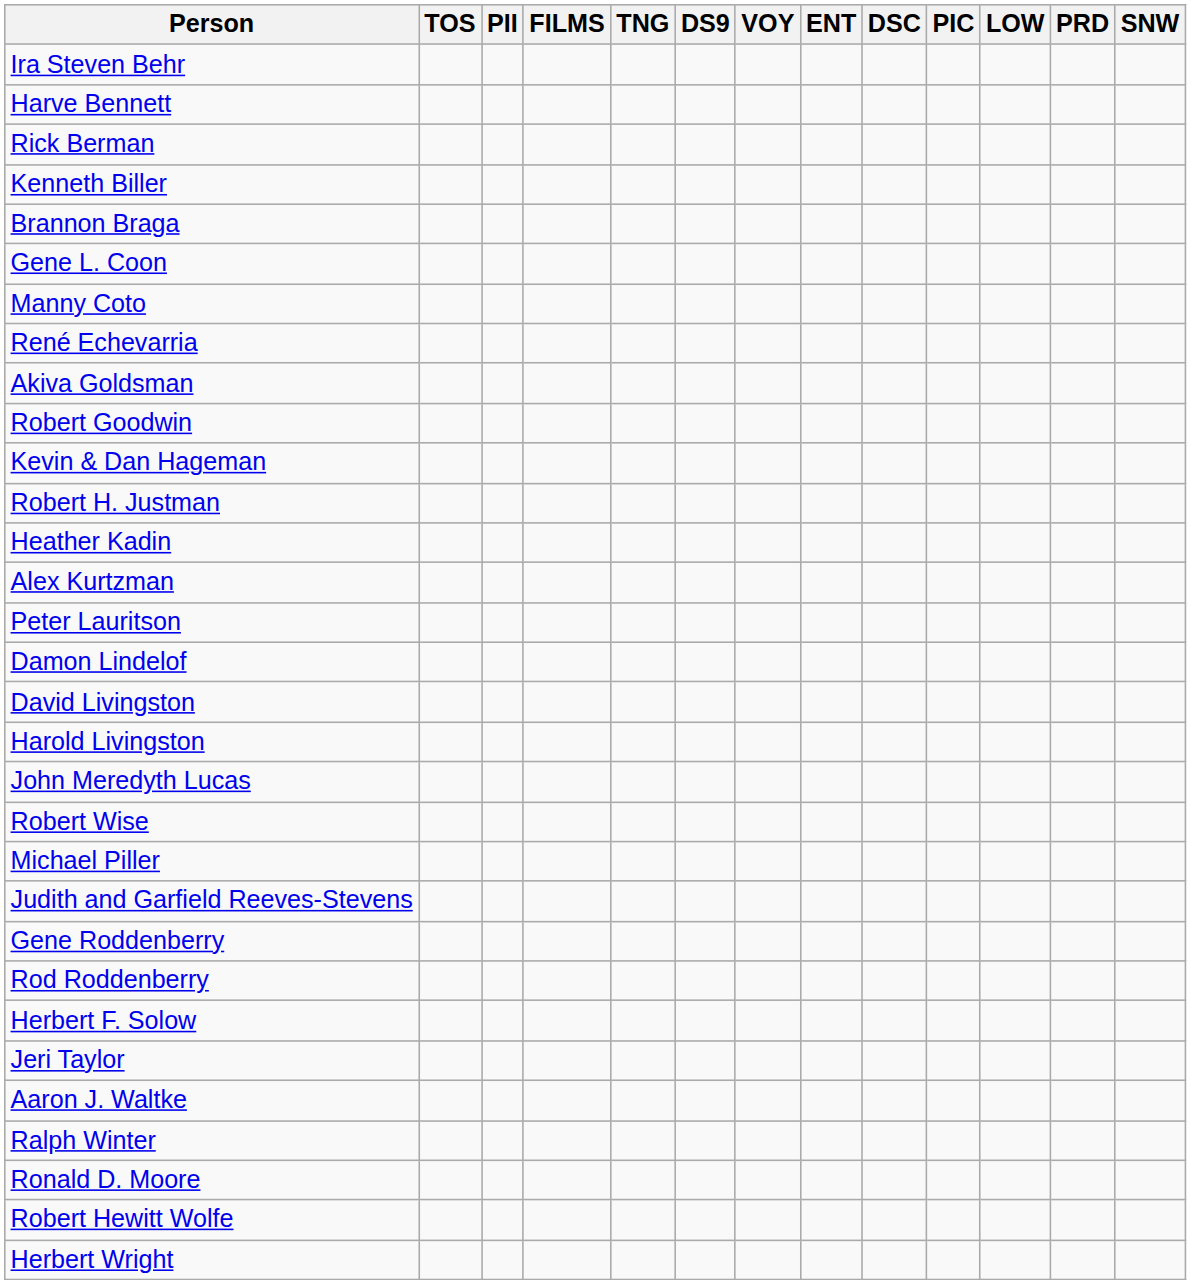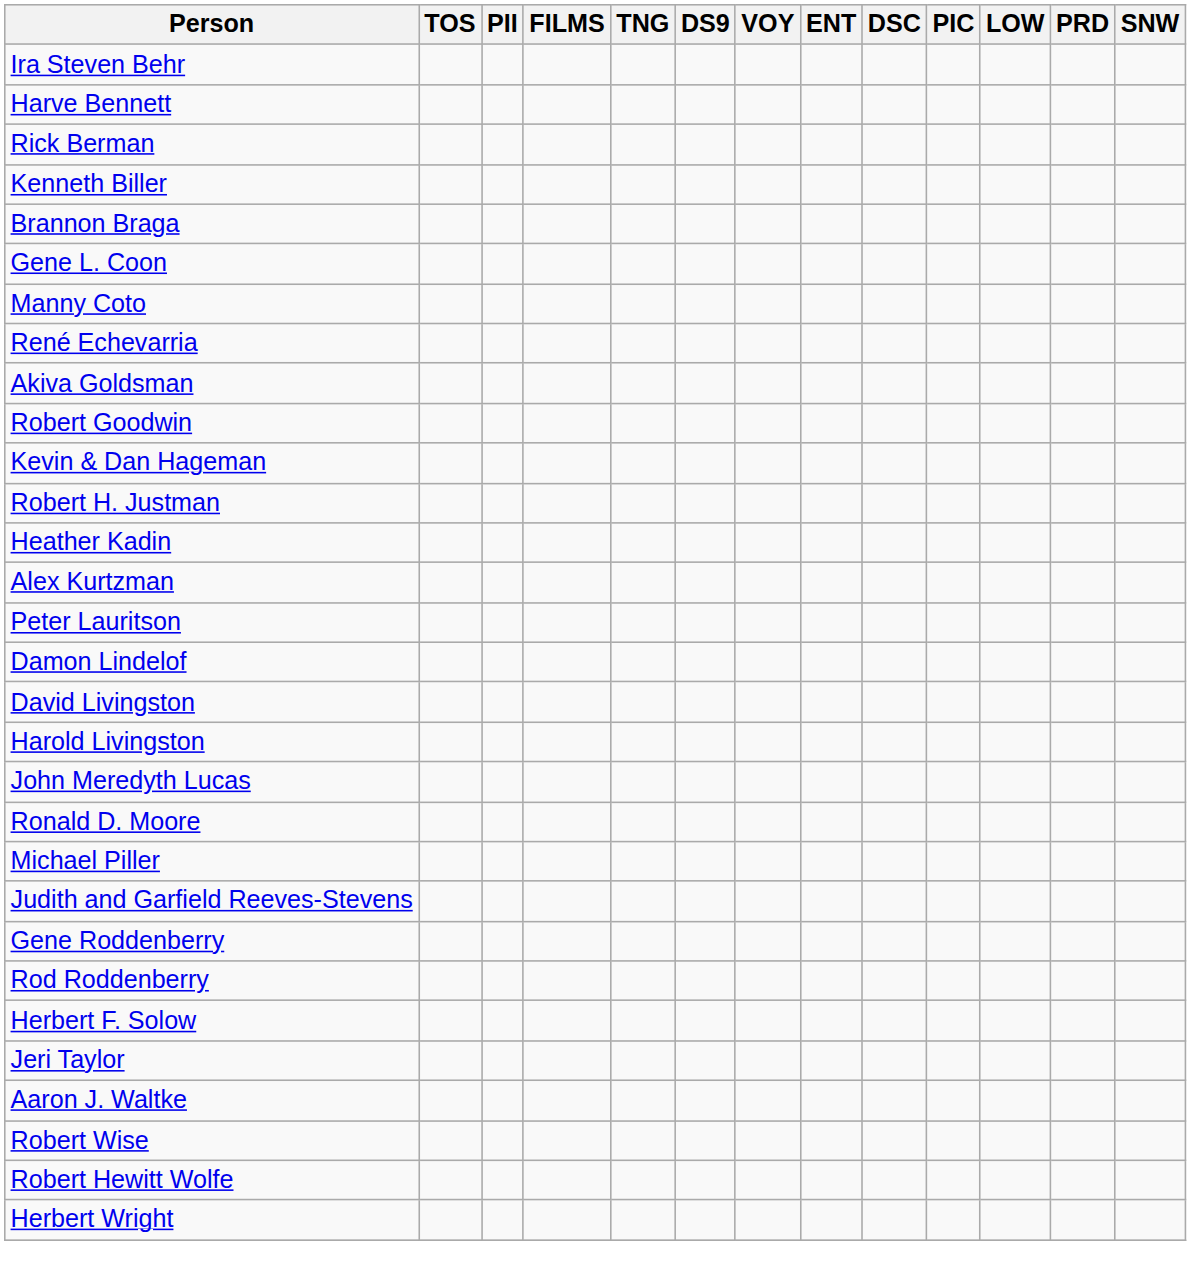rows swapped: (106, 1179) <-> (80, 821)
- row: (83, 1139)
